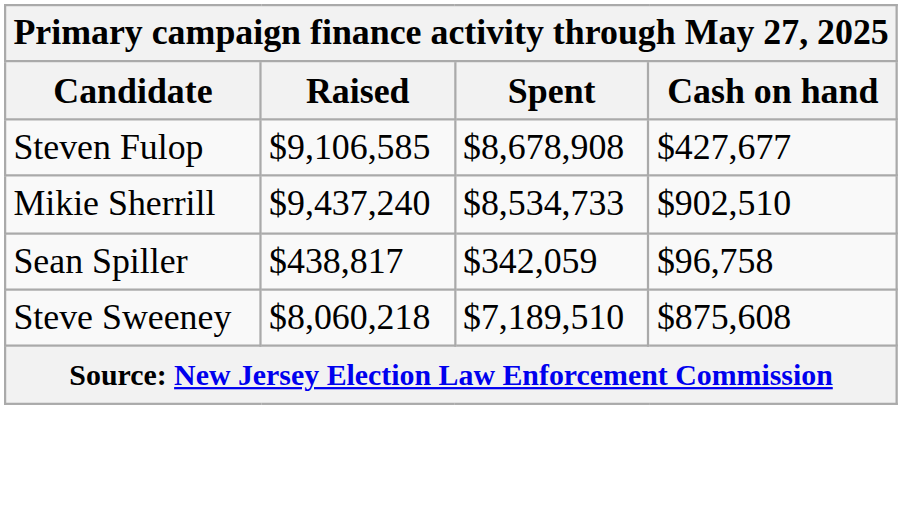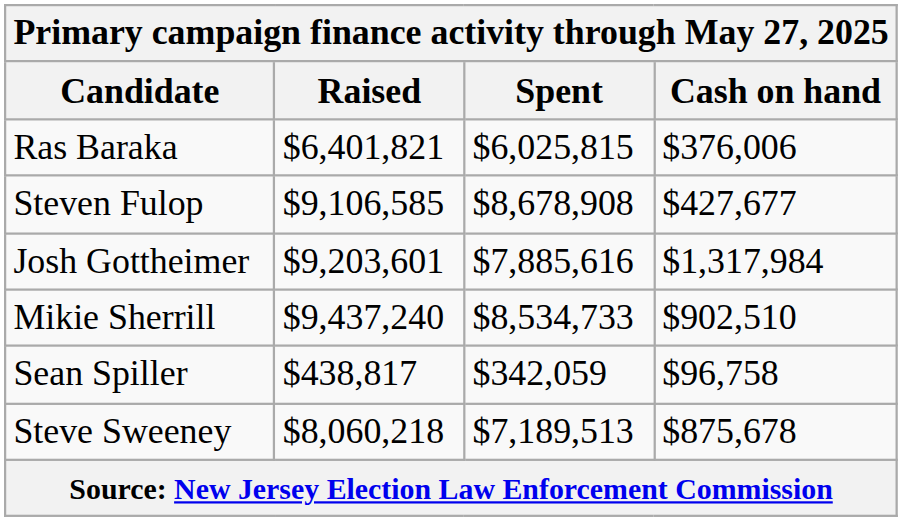+ row: (95, 146)
+ row: (131, 260)
(544, 317) $7,189,510 -> (553, 430) $7,189,513
(724, 317) $875,608 -> (729, 430) $875,678
